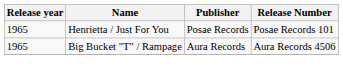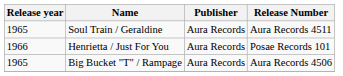+ row: (115, 29)
(17, 29) 1965 -> (17, 46) 1966
(218, 29) Posae Records -> (216, 46) Aura Records
